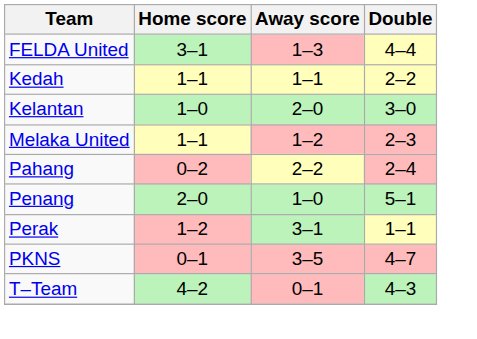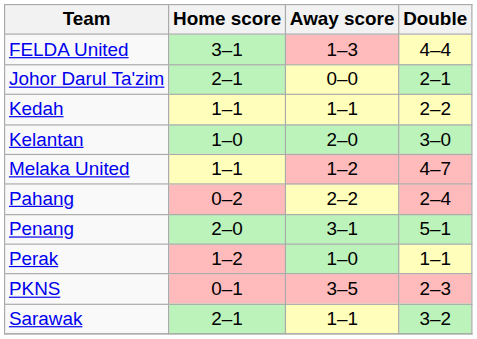+ row: (87, 79)
(400, 139) 2–3 -> (435, 169) 4–7
(307, 199) 1–0 -> (342, 229) 3–1
(307, 229) 3–1 -> (342, 259) 1–0
(400, 259) 4–7 -> (435, 288) 2–3
+ row: (46, 318)
- row: (43, 288)
